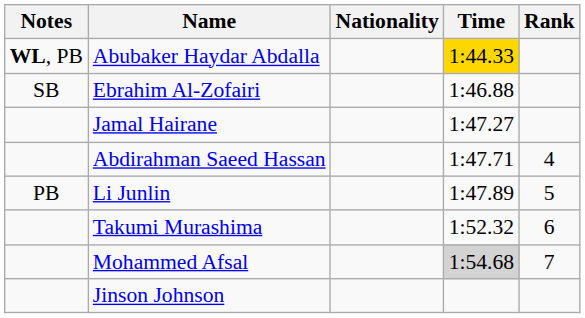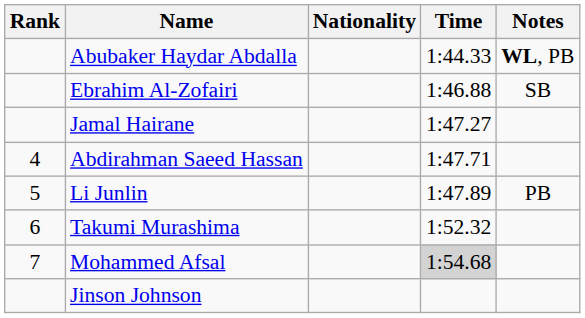columns swapped: (549, 21) <-> (46, 21)
(481, 55) gold background -> (459, 55) no background
